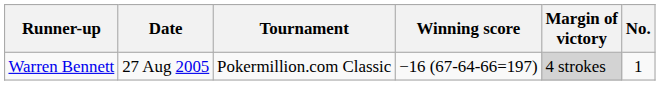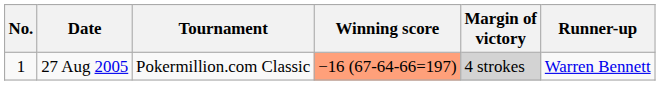columns swapped: (638, 28) <-> (61, 28)
(468, 66) no background -> (387, 66) lightsalmon background
